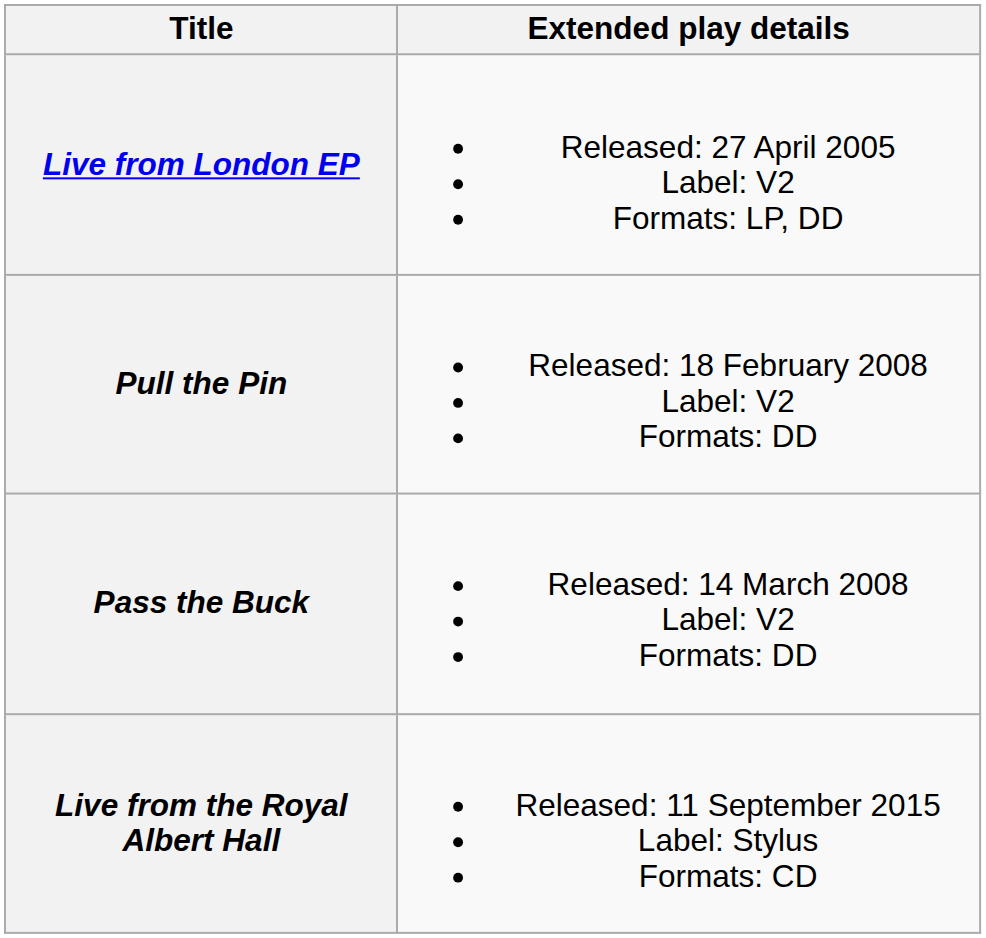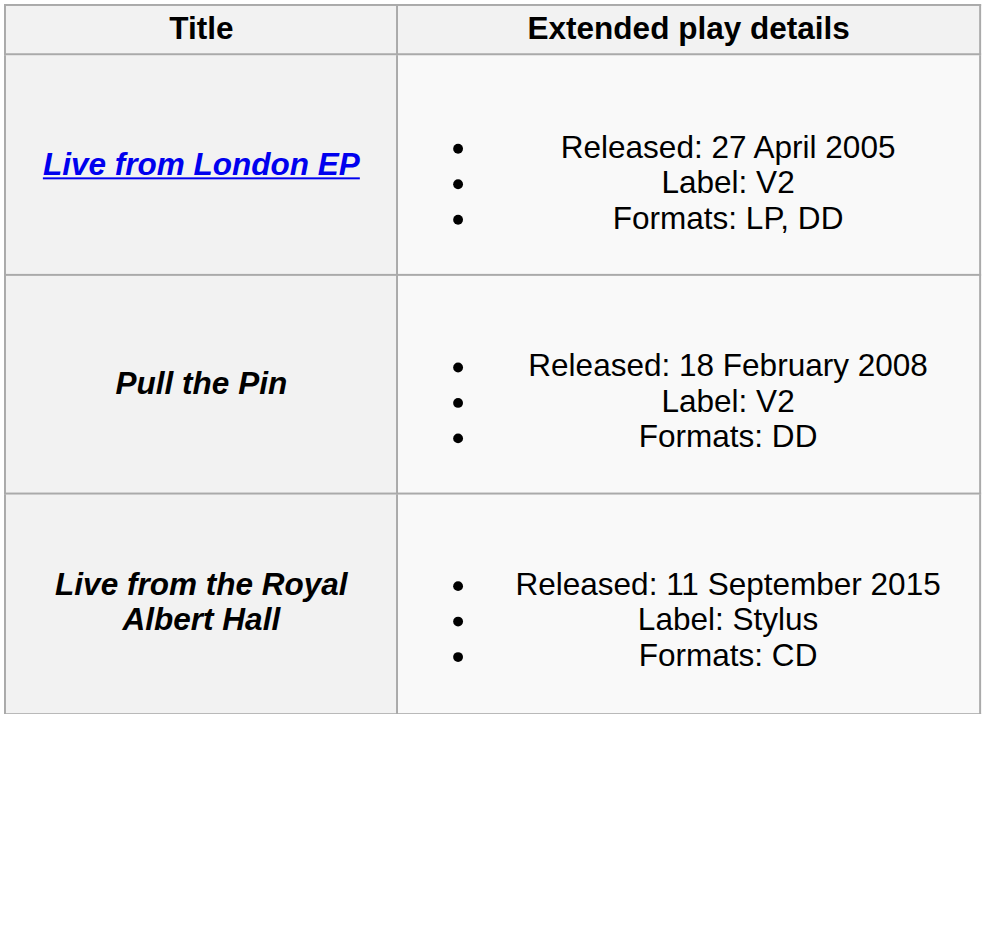- row: (201, 603)
